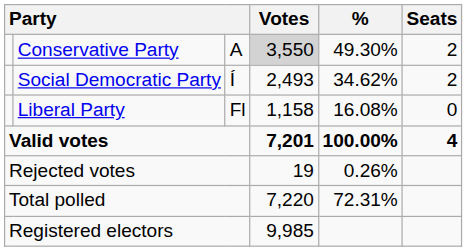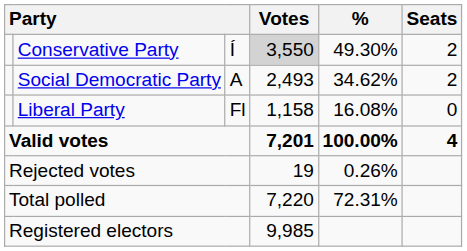(236, 49) A -> (232, 49) Í
(232, 79) Í -> (236, 79) A
